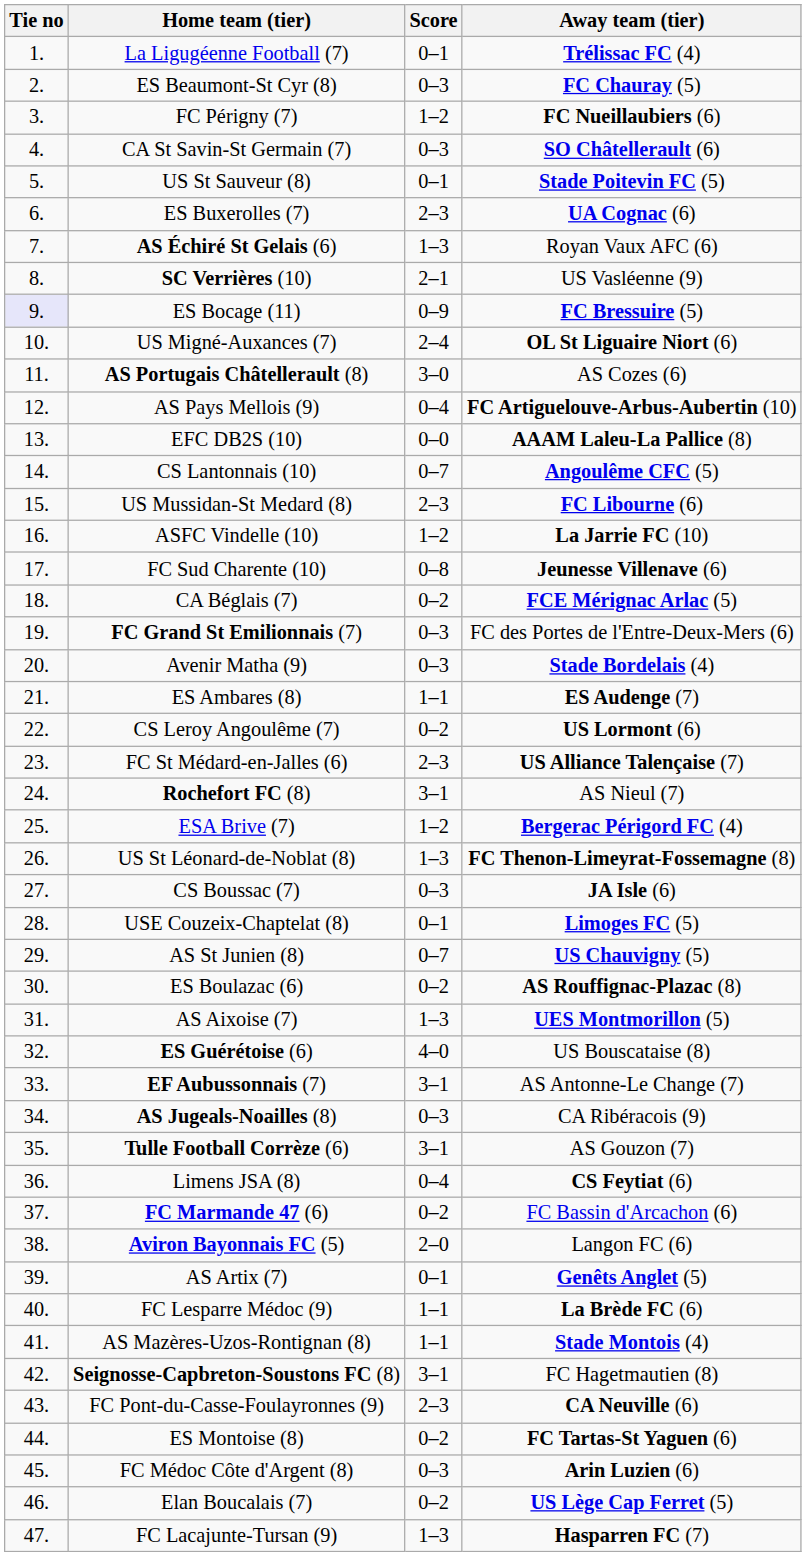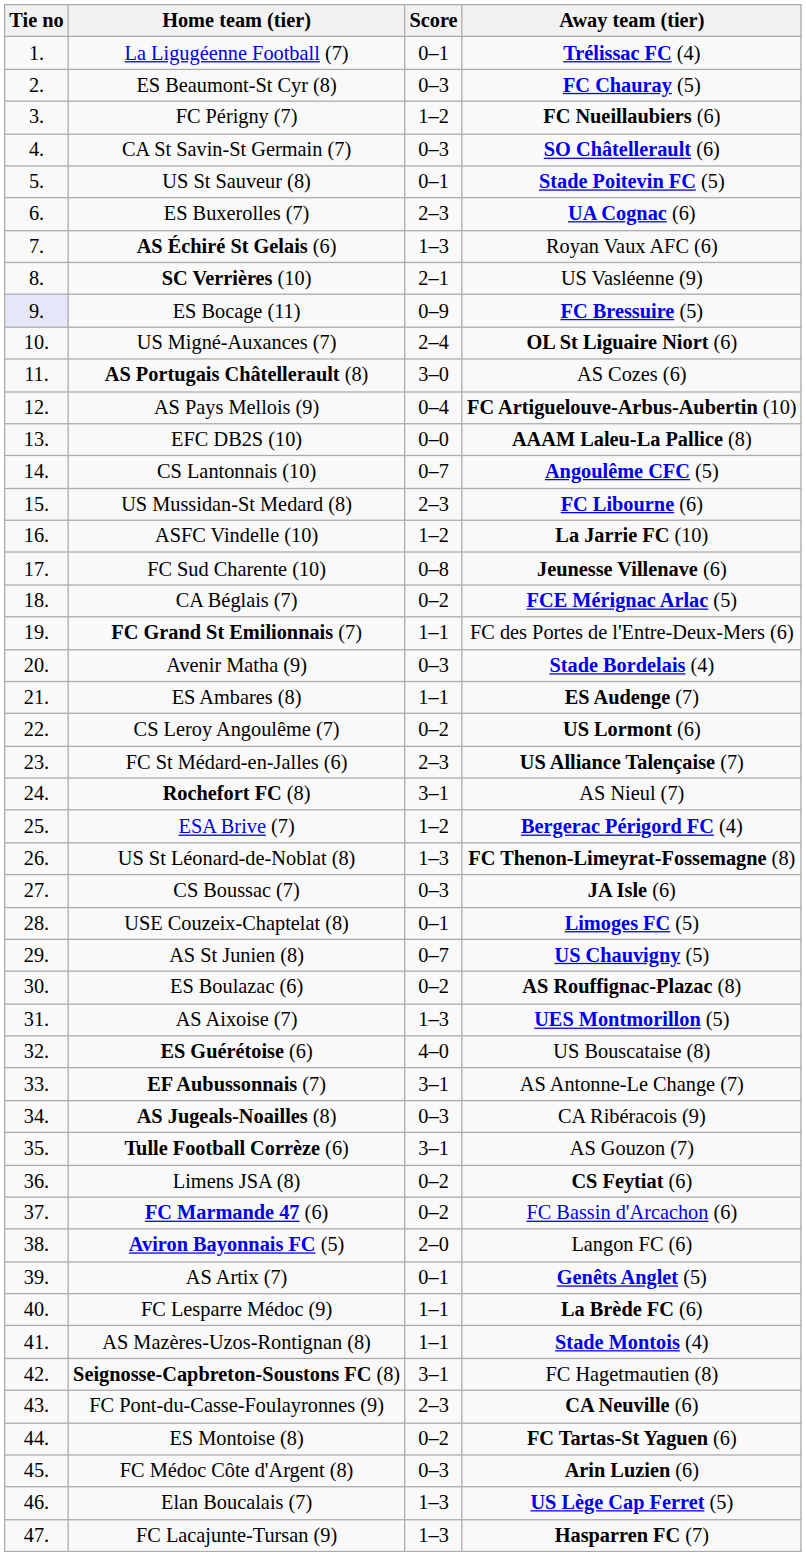(434, 632) 0–3 -> (434, 632) 1–1
(434, 1180) 0–4 -> (434, 1180) 0–2
(434, 1503) 0–2 -> (434, 1503) 1–3
